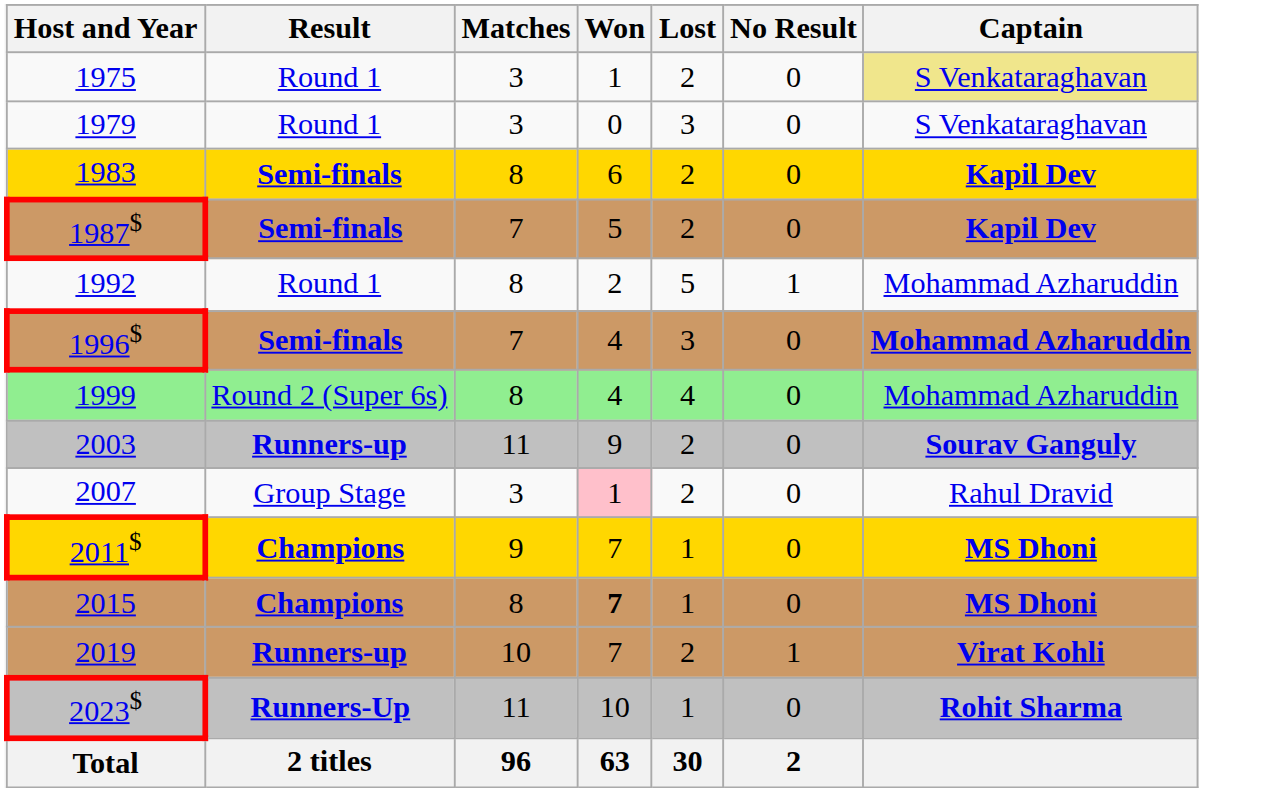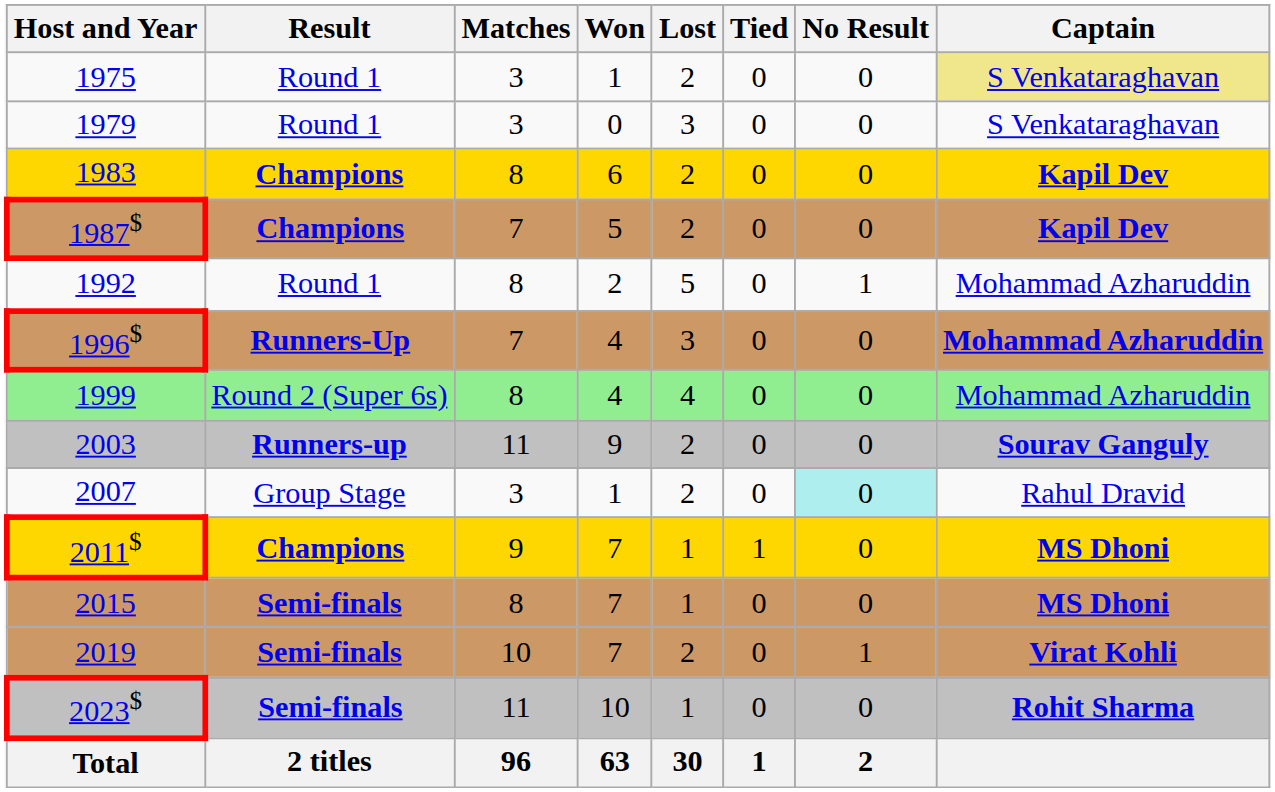+ column: (759, 28)
(329, 173) Semi-finals -> (329, 173) Champions
(330, 228) Semi-finals -> (330, 228) Champions
(330, 339) Semi-finals -> (330, 339) Runners-Up
(615, 492) pink background -> (615, 492) no background
(793, 492) no background -> (866, 492) paleturquoise background
(329, 602) Champions -> (329, 602) Semi-finals
(615, 602) bold -> (615, 602) normal
(329, 652) Runners-up -> (329, 652) Semi-finals
(330, 707) Runners-Up -> (330, 707) Semi-finals
